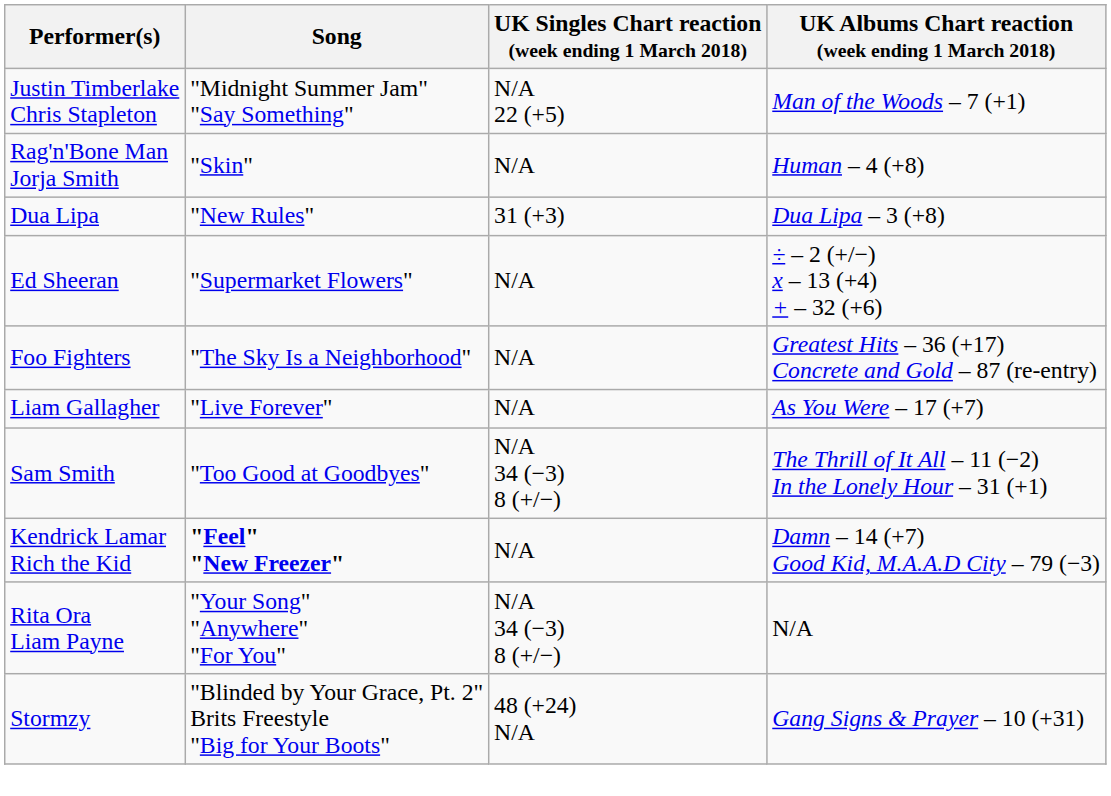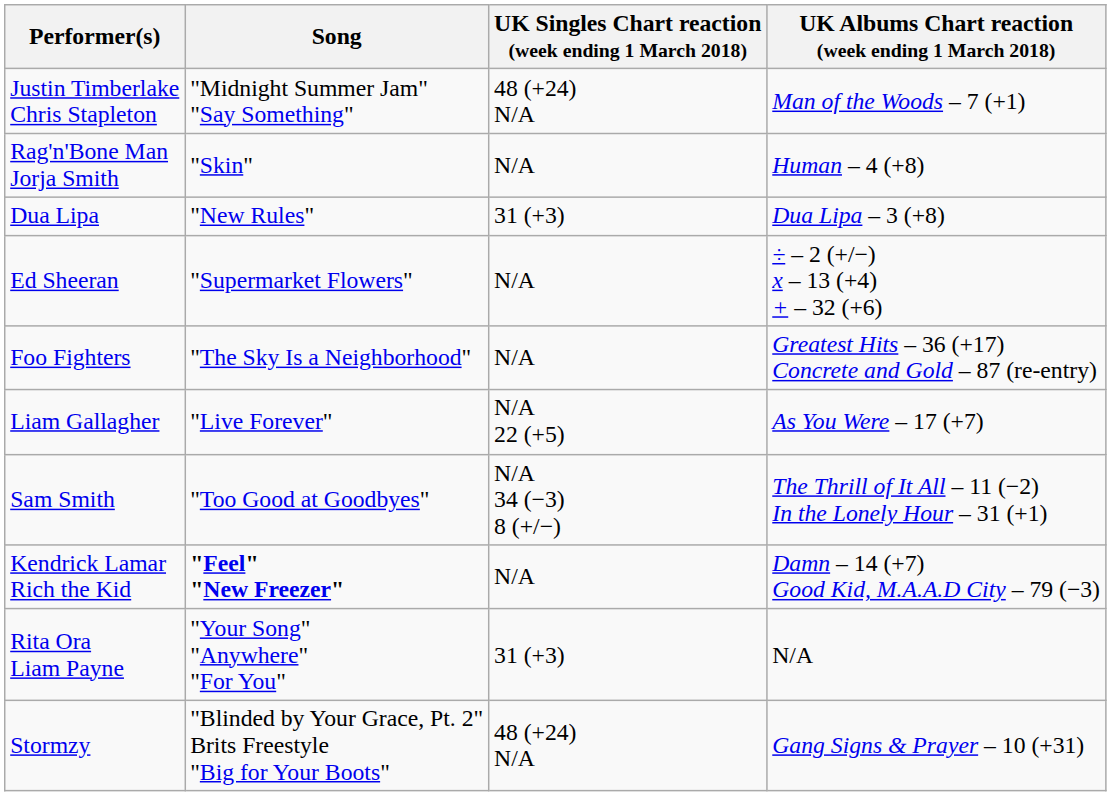(529, 100) N/A 22 (+5) -> (535, 100) 48 (+24) N/A
(514, 408) N/A -> (529, 421) N/A 22 (+5)
(529, 627) N/A 34 (−3) 8 (+/−) -> (529, 654) 31 (+3)
